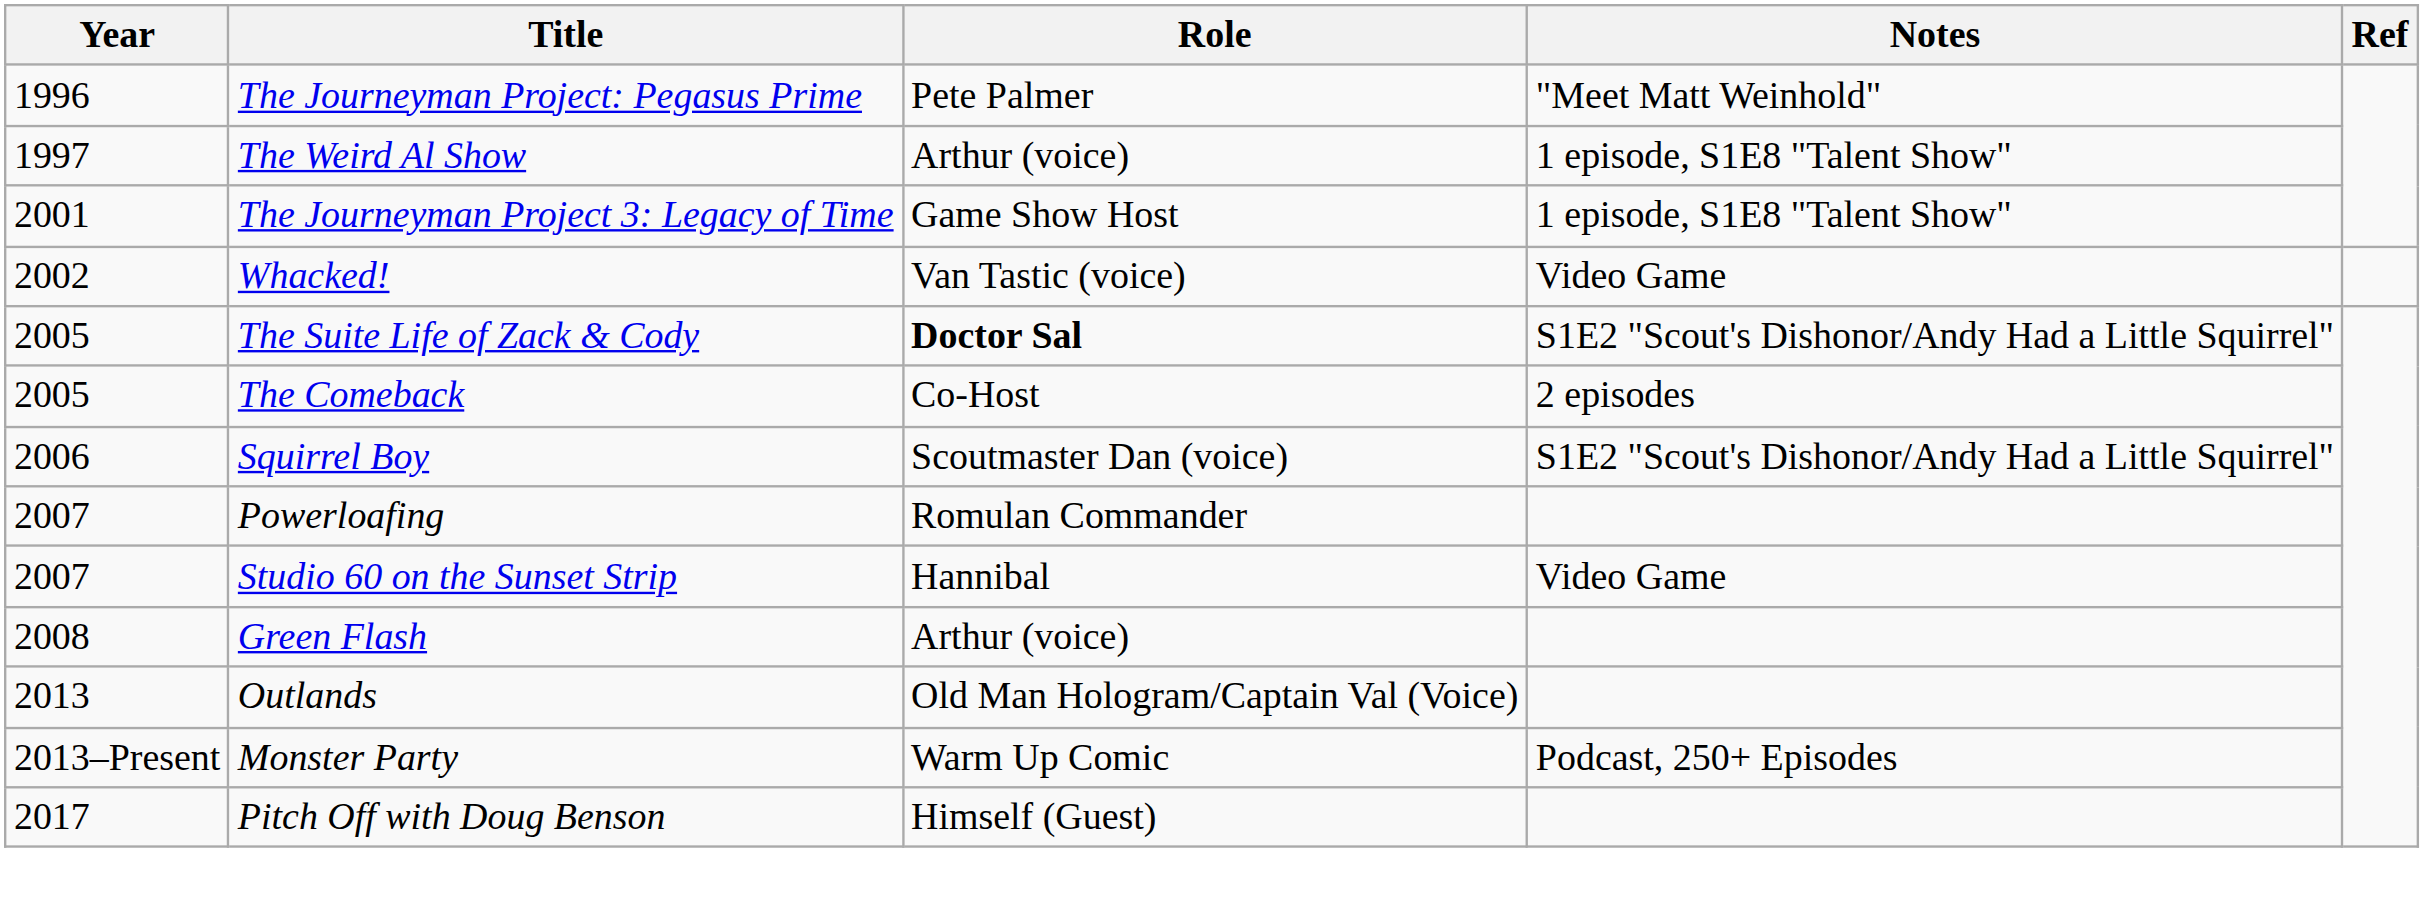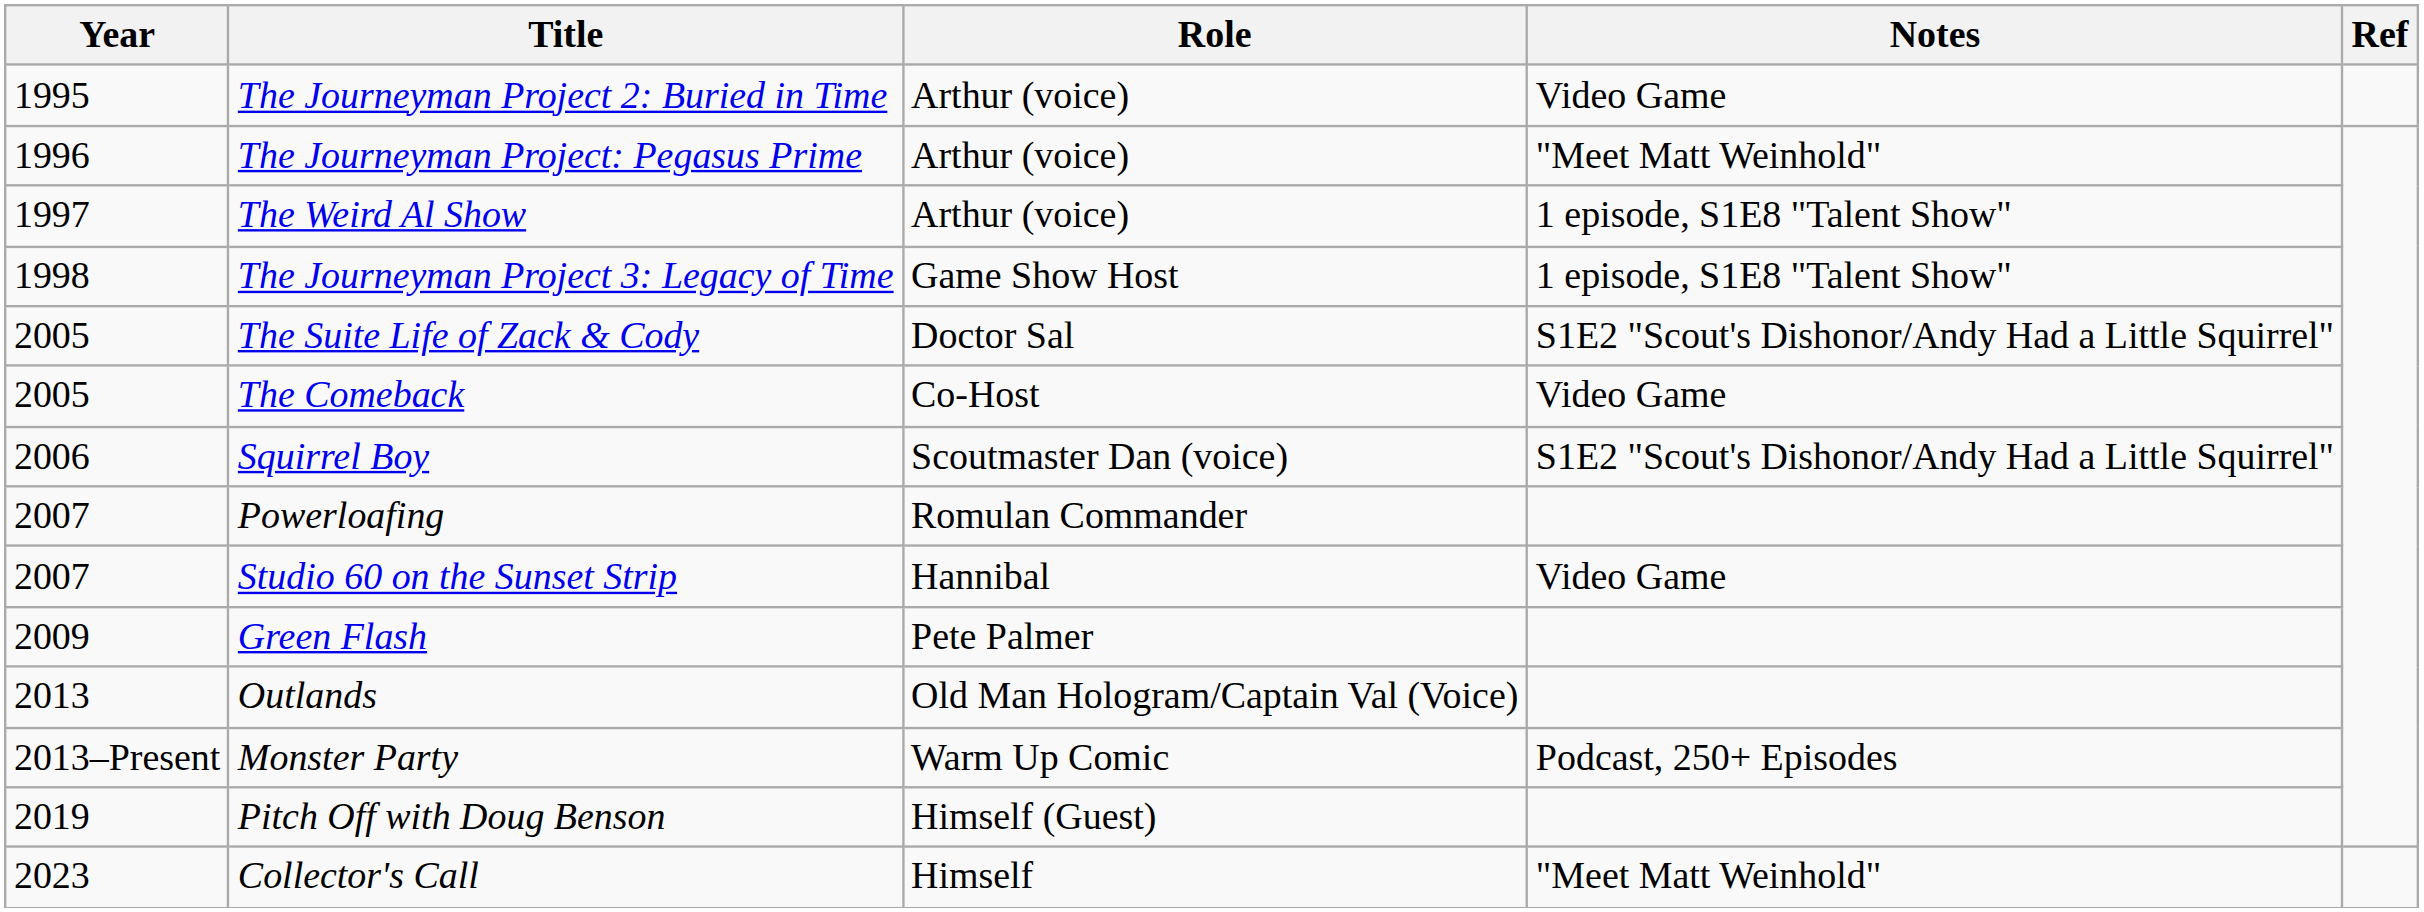+ row: (563, 94)
(1002, 94) Pete Palmer -> (1020, 154) Arthur (voice)
(52, 214) 2001 -> (52, 275) 1998
- row: (314, 275)
(997, 335) bold -> (993, 335) normal
(1615, 395) 2 episodes -> (1631, 395) Video Game
(52, 635) 2008 -> (52, 635) 2009
(1020, 635) Arthur (voice) -> (1002, 635) Pete Palmer
(52, 816) 2017 -> (52, 816) 2019
+ row: (358, 876)
